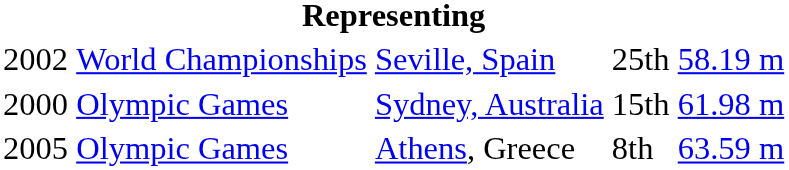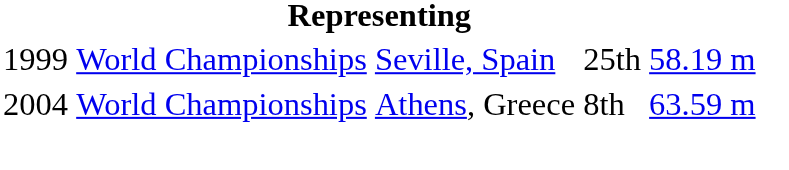(36, 59) 2002 -> (36, 59) 1999
- row: (489, 104)
(36, 148) 2005 -> (36, 104) 2004
(182, 148) Olympic Games -> (221, 104) World Championships
